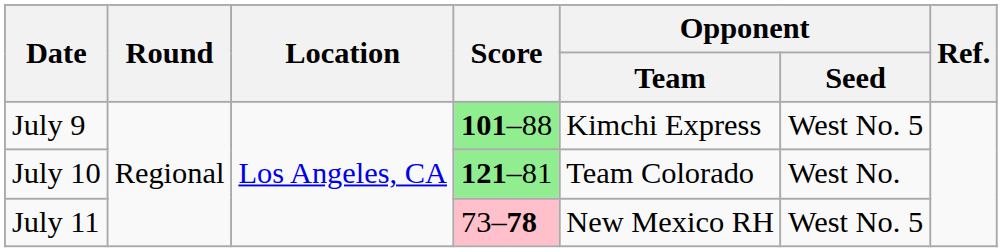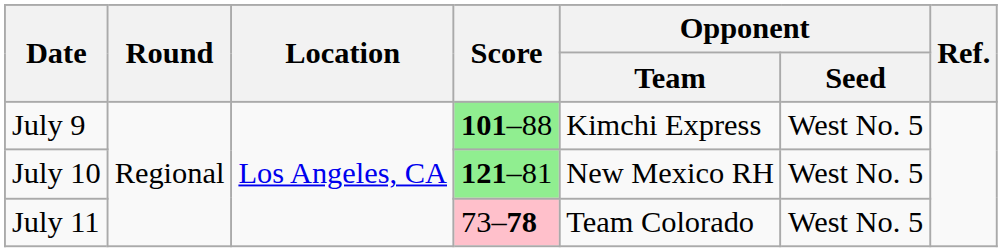(660, 173) Team Colorado -> (670, 173) New Mexico RH
(844, 173) West No. -> (856, 173) West No. 5
(670, 221) New Mexico RH -> (660, 221) Team Colorado
